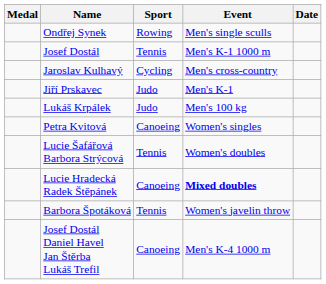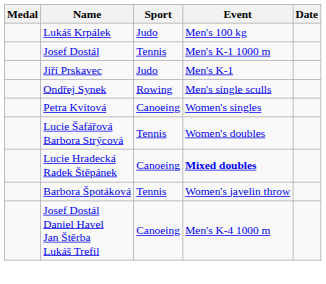rows swapped: (77, 108) <-> (75, 32)
- row: (83, 70)
